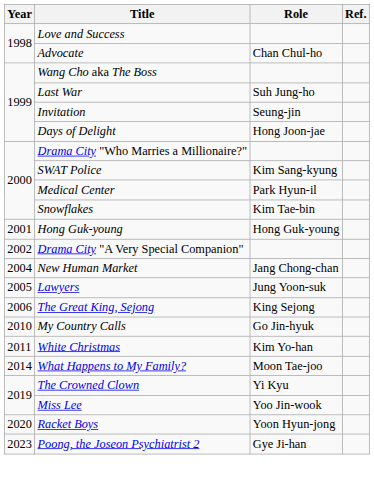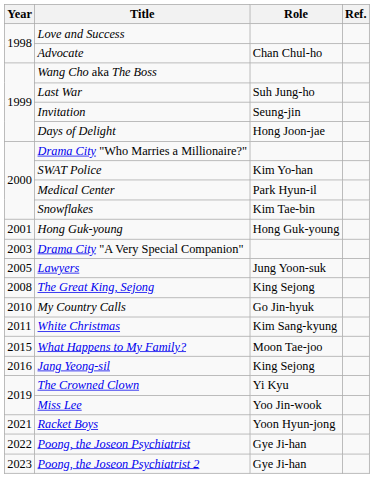(295, 170) Kim Sang-kyung -> (283, 170) Kim Yo-han
(20, 248) 2002 -> (20, 248) 2003
- row: (88, 268)
(20, 307) 2006 -> (20, 287) 2008
(283, 346) Kim Yo-han -> (295, 326) Kim Sang-kyung
(20, 365) 2014 -> (20, 346) 2015
+ row: (74, 365)
(20, 424) 2020 -> (20, 424) 2021
+ row: (114, 444)
